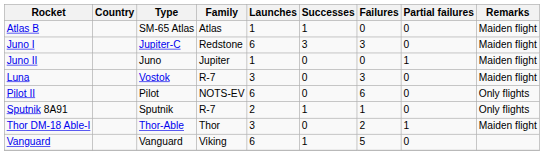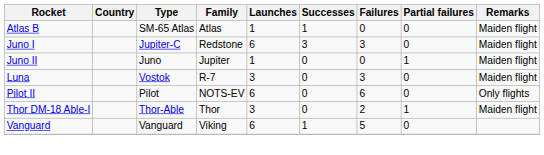- row: (37, 110)
